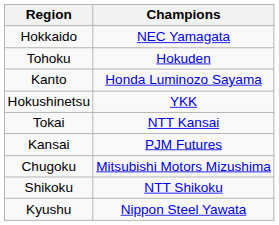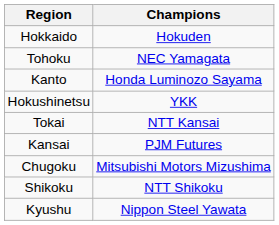(184, 36) NEC Yamagata -> (184, 36) Hokuden
(184, 58) Hokuden -> (184, 58) NEC Yamagata
